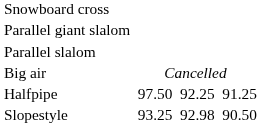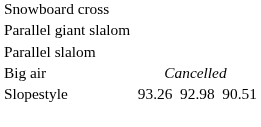- row: (31, 94)
(155, 115) 93.25 -> (155, 94) 93.26
(240, 115) 90.50 -> (240, 94) 90.51
